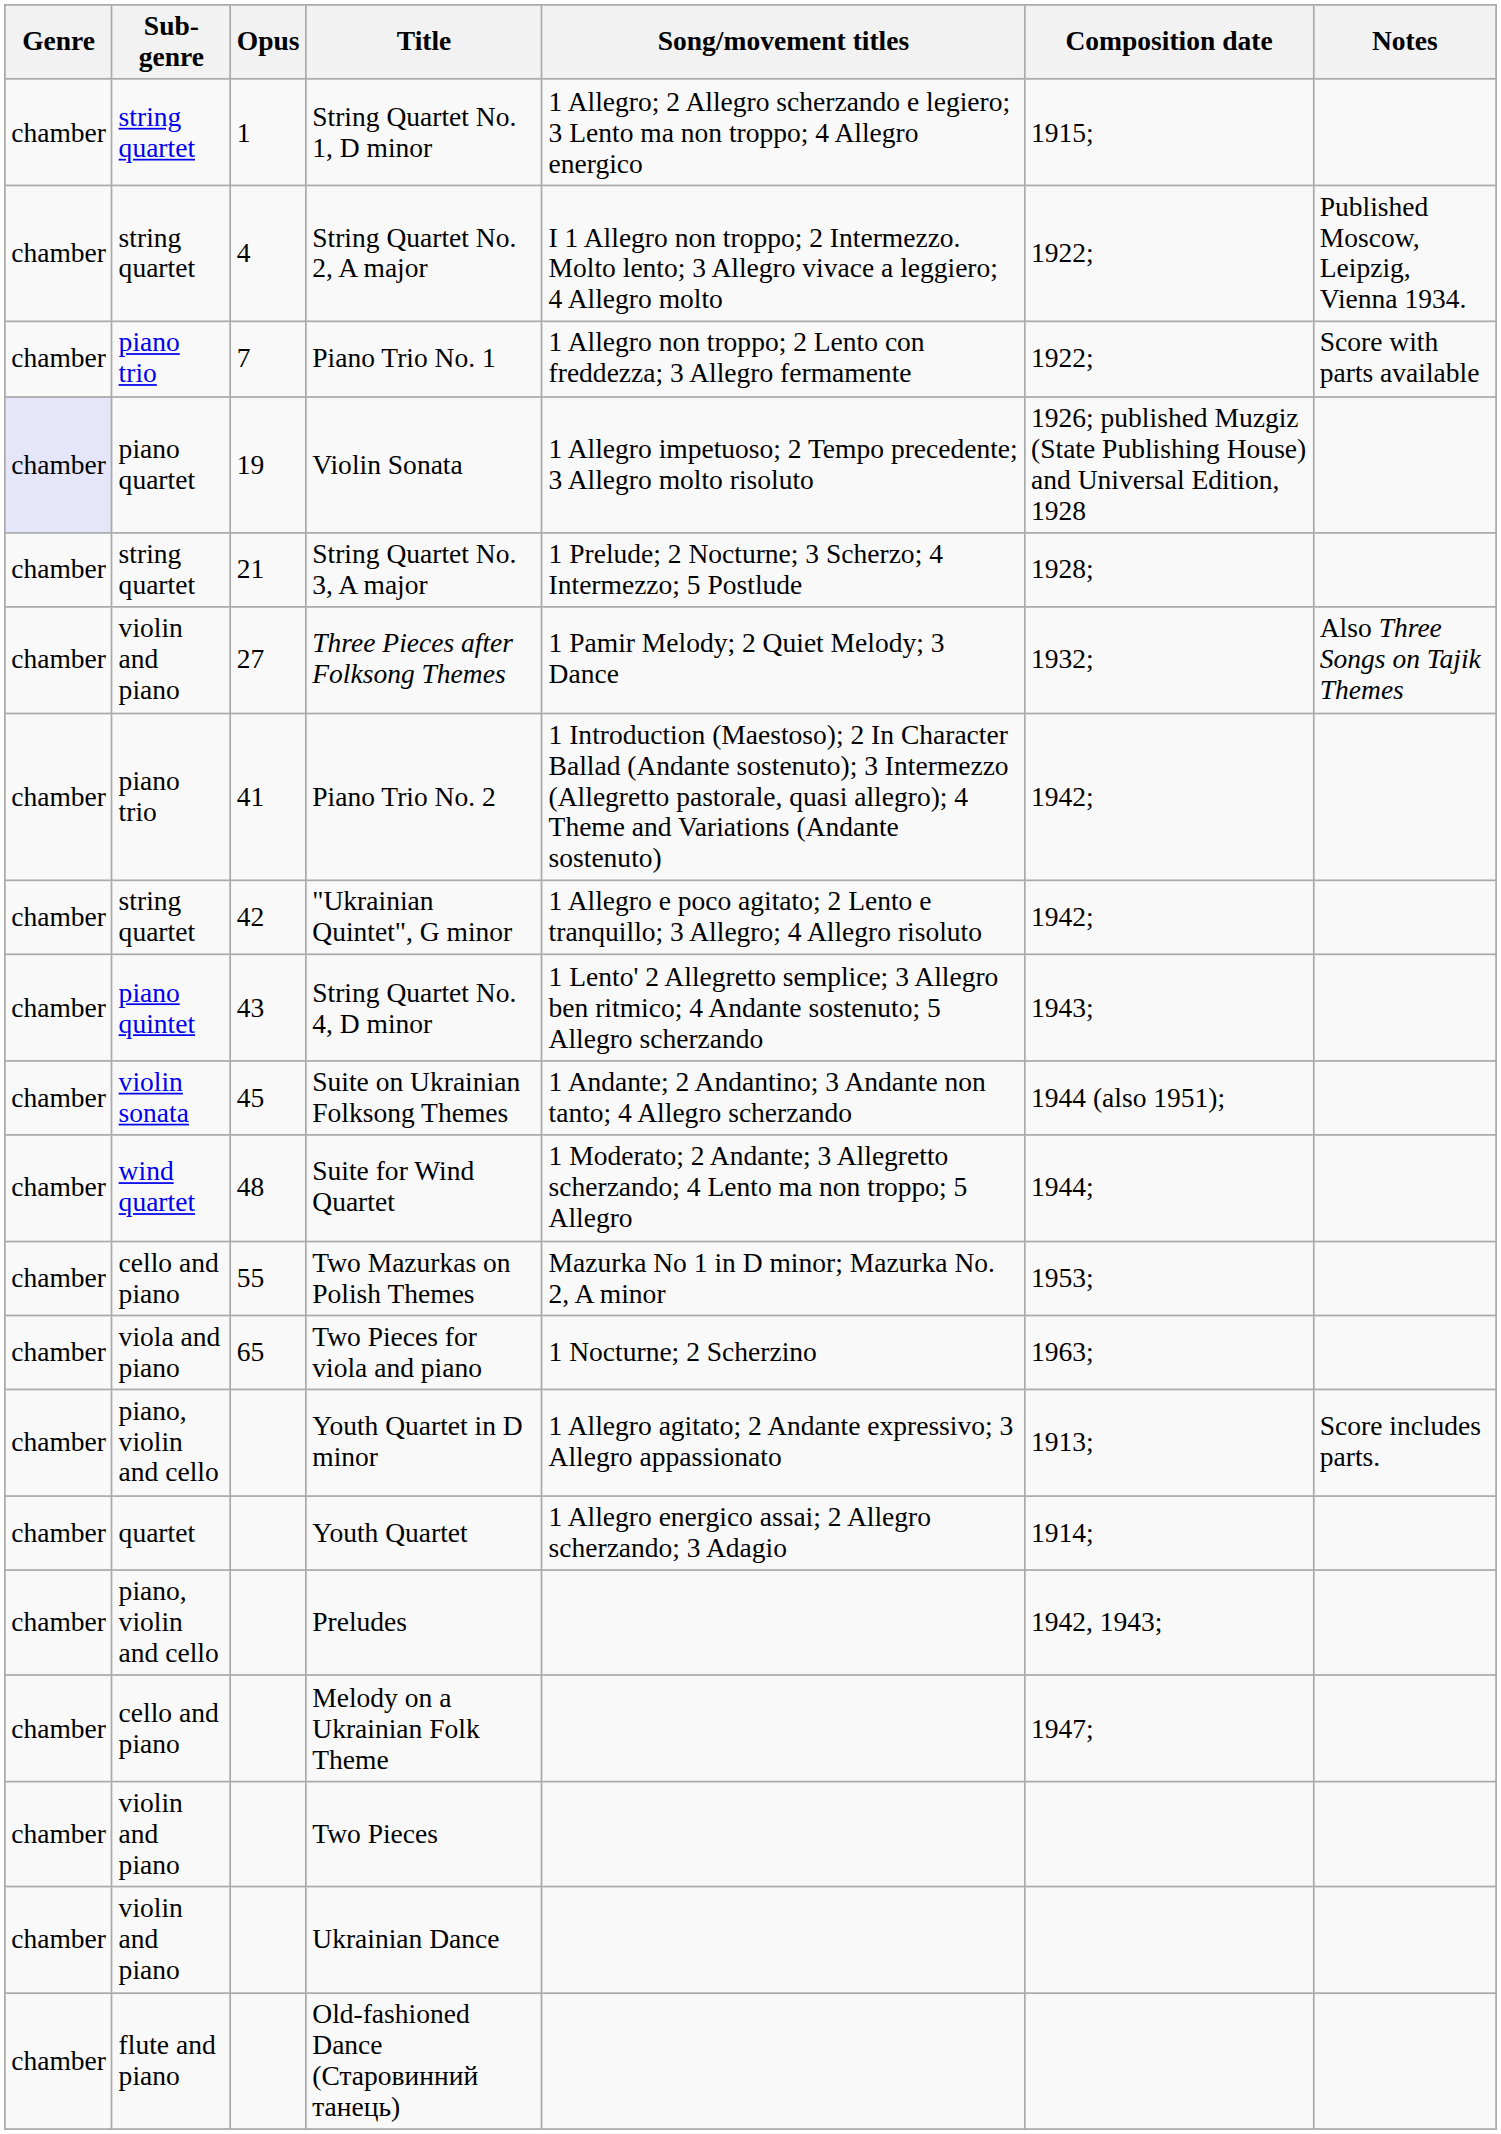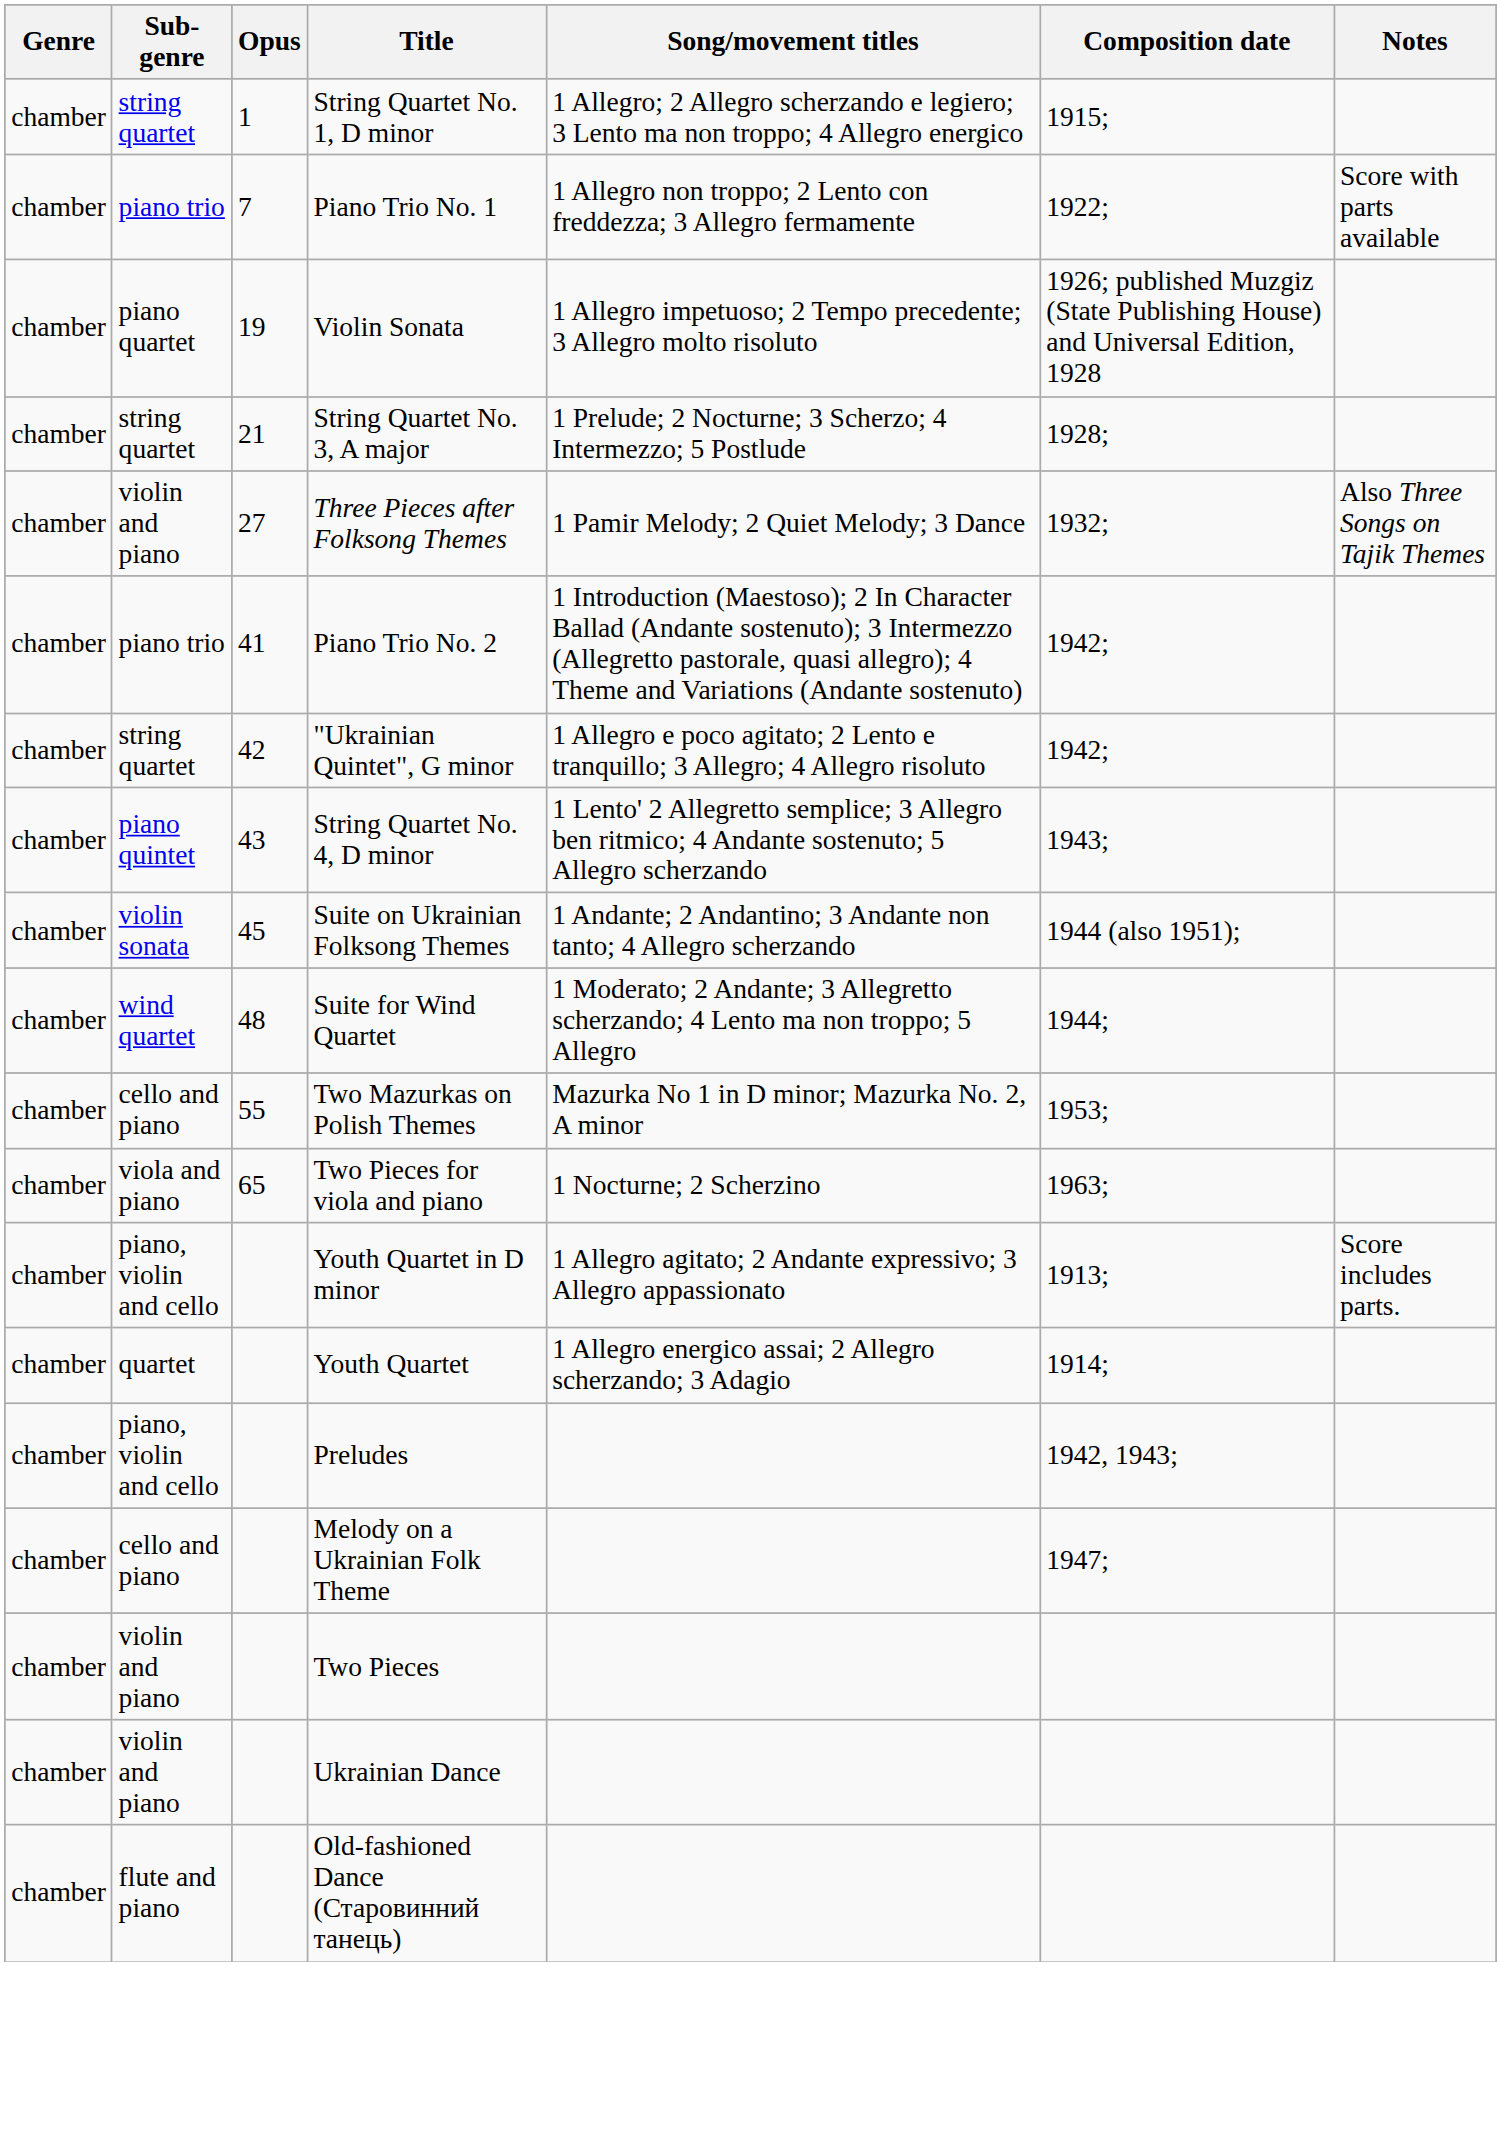- row: (414, 252)
(59, 464) lavender background -> (59, 327) no background
